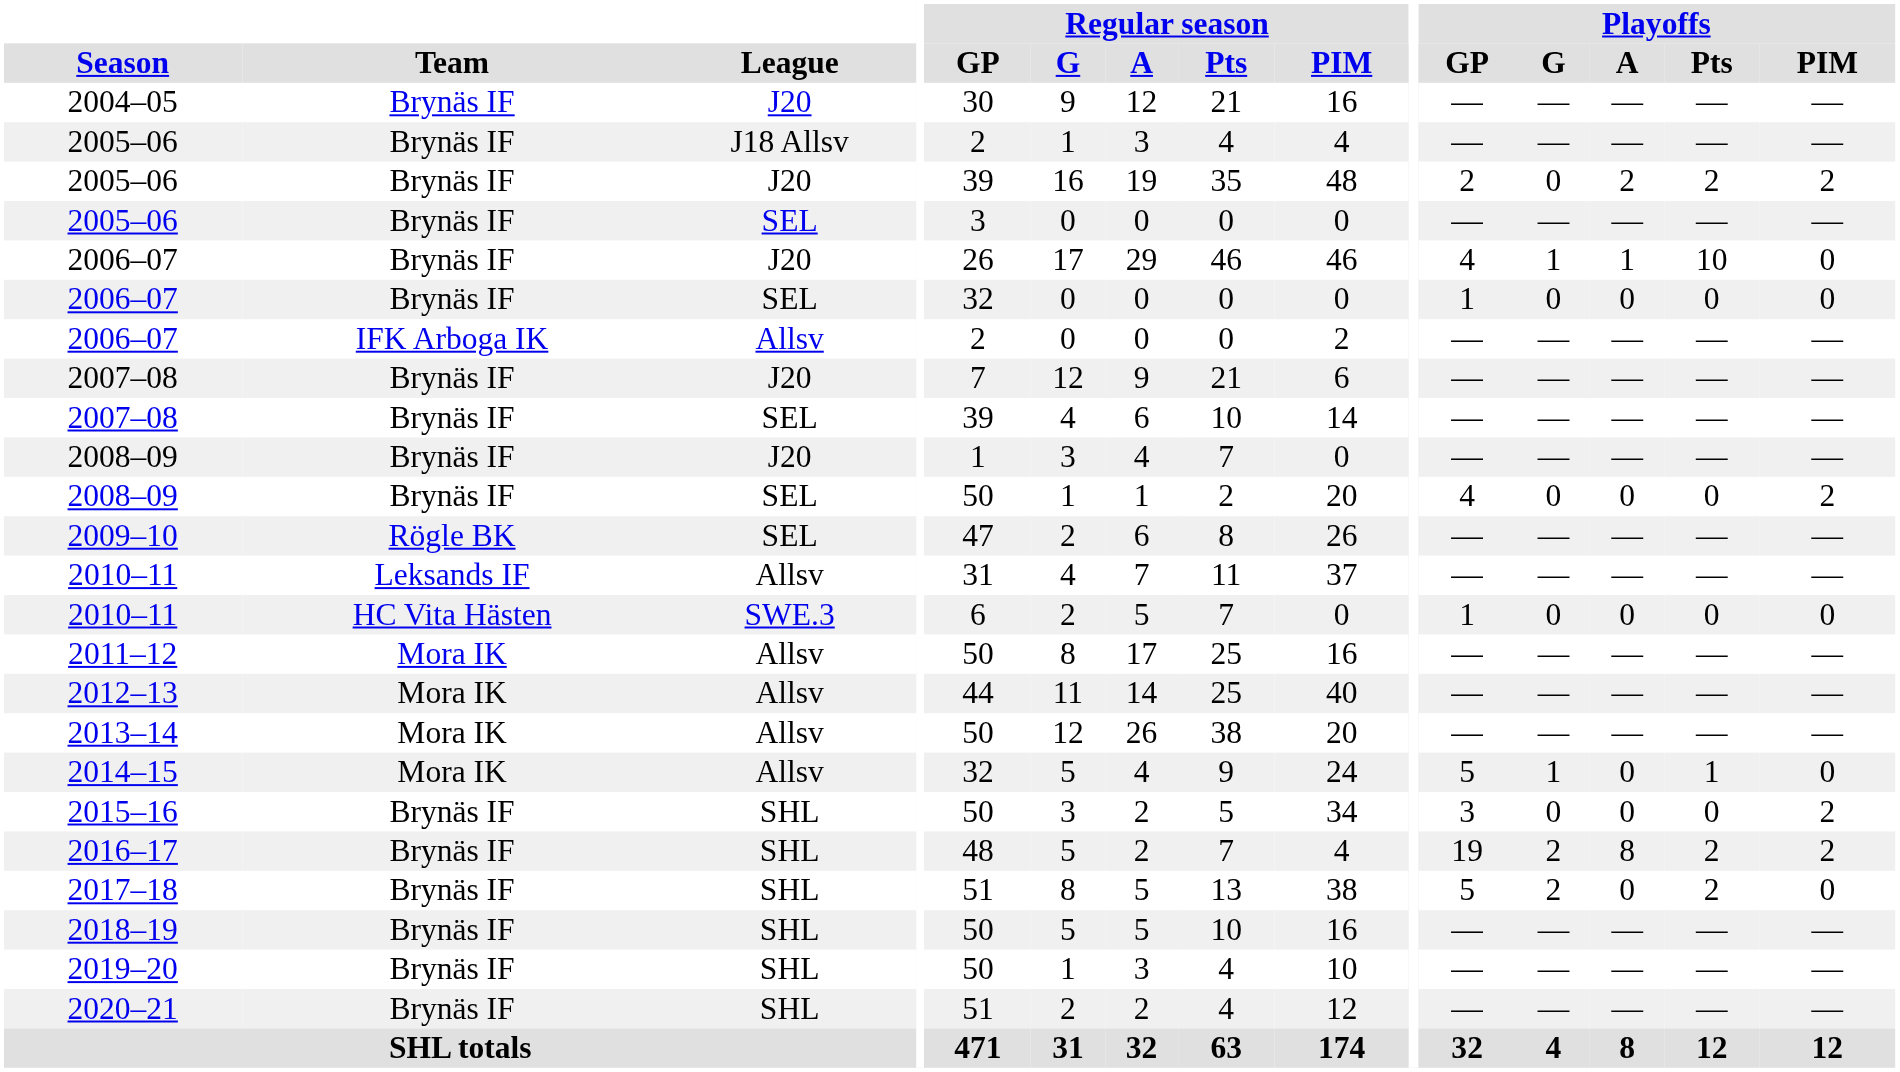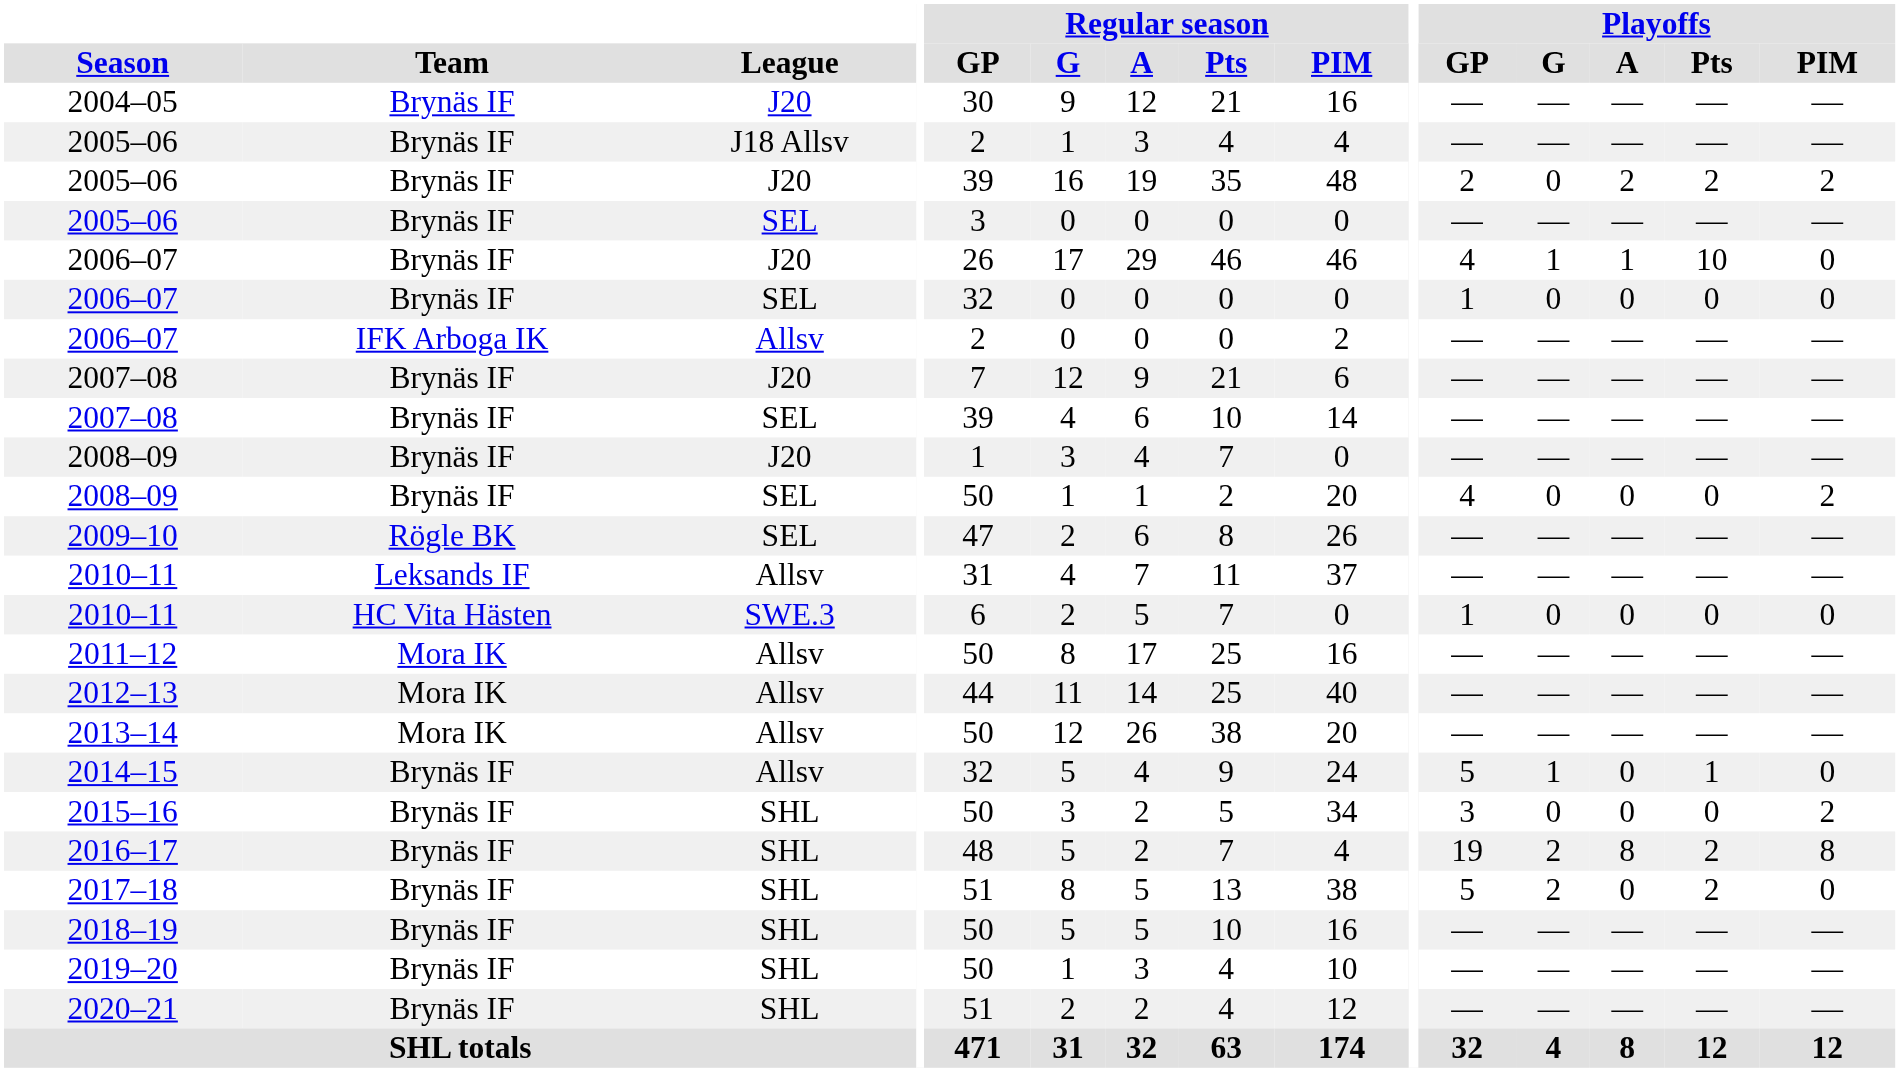(452, 771) Mora IK -> (452, 771) Brynäs IF
(1827, 850) 2 -> (1827, 850) 8
